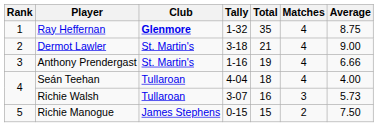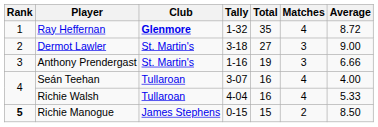(350, 29) 8.75 -> (350, 29) 8.72
(265, 46) 21 -> (265, 46) 27
(304, 46) 4 -> (304, 46) 3
(304, 63) 4 -> (304, 63) 3
(237, 79) 4-04 -> (237, 79) 3-07
(265, 79) 18 -> (265, 79) 16
(237, 96) 3-07 -> (237, 96) 4-04
(304, 96) 3 -> (304, 96) 4
(350, 96) 5.73 -> (350, 96) 5.33
(20, 113) normal -> (20, 113) bold
(350, 113) 7.50 -> (350, 113) 8.50
